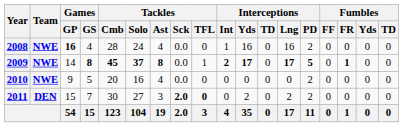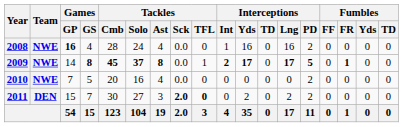(70, 79) 9 -> (70, 79) 7
